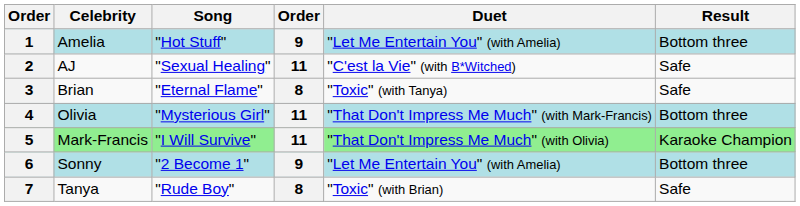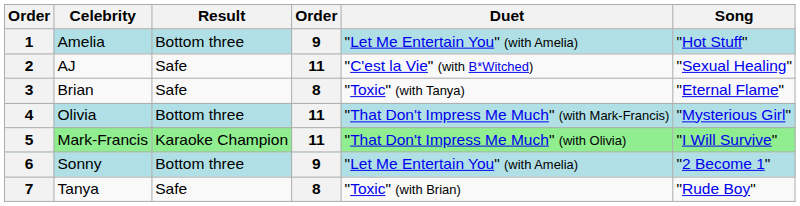columns swapped: (213, 16) <-> (725, 16)
